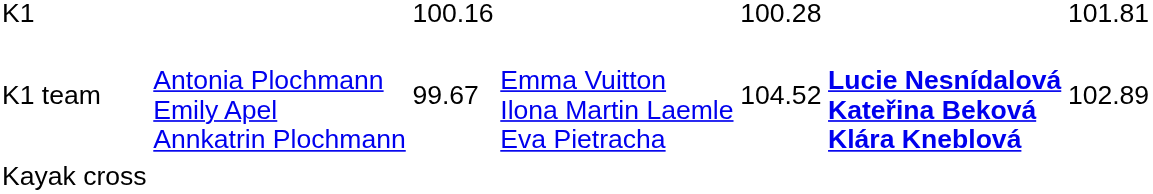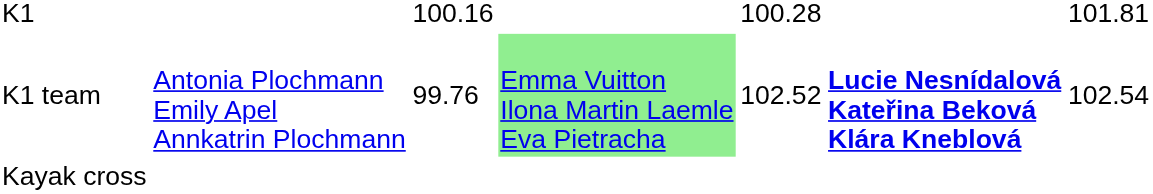(446, 94) 99.67 -> (446, 94) 99.76
(617, 109) no background -> (617, 109) lightgreen background
(781, 94) 104.52 -> (781, 94) 102.52
(1109, 94) 102.89 -> (1109, 94) 102.54
